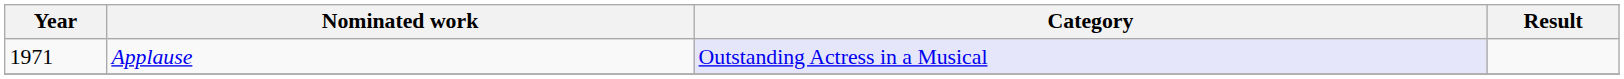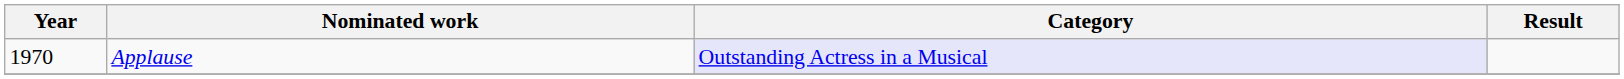(31, 56) 1971 -> (31, 56) 1970
